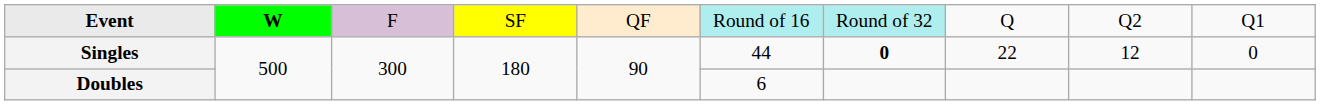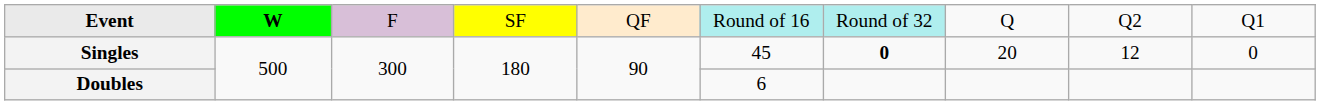(761, 52) 44 -> (761, 52) 45
(1007, 52) 22 -> (1007, 52) 20
